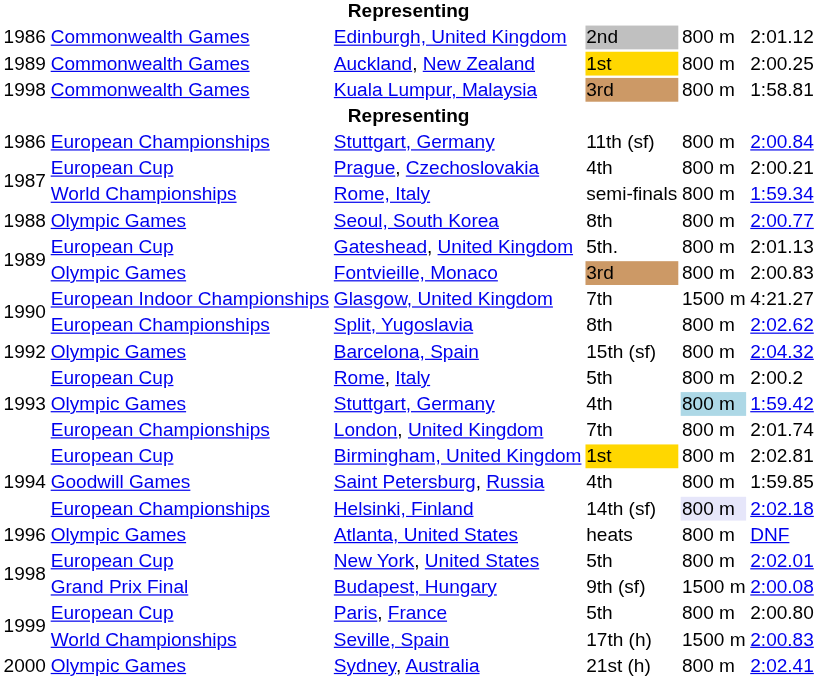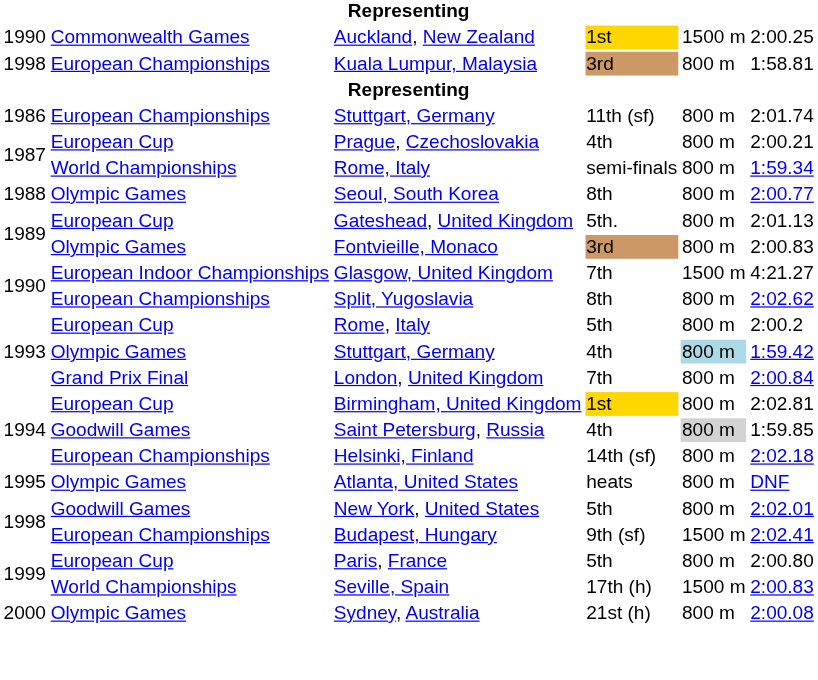- row: (450, 37)
(25, 63) 1989 -> (25, 37) 1990
(708, 63) 800 m -> (714, 37) 1500 m
(150, 89) Commonwealth Games -> (160, 63) European Championships
(782, 142) 2:00.84 -> (782, 115) 2:01.74
- row: (406, 351)
(160, 430) European Championships -> (119, 377) Grand Prix Final
(782, 430) 2:01.74 -> (782, 377) 2:00.84
(708, 482) no background -> (708, 430) lightgrey background
(708, 508) lavender background -> (708, 456) no background
(25, 534) 1996 -> (25, 482) 1995
(112, 560) European Cup -> (121, 508) Goodwill Games
(119, 587) Grand Prix Final -> (160, 534) European Championships
(782, 587) 2:00.08 -> (782, 534) 2:02.41
(782, 665) 2:02.41 -> (782, 613) 2:00.08
